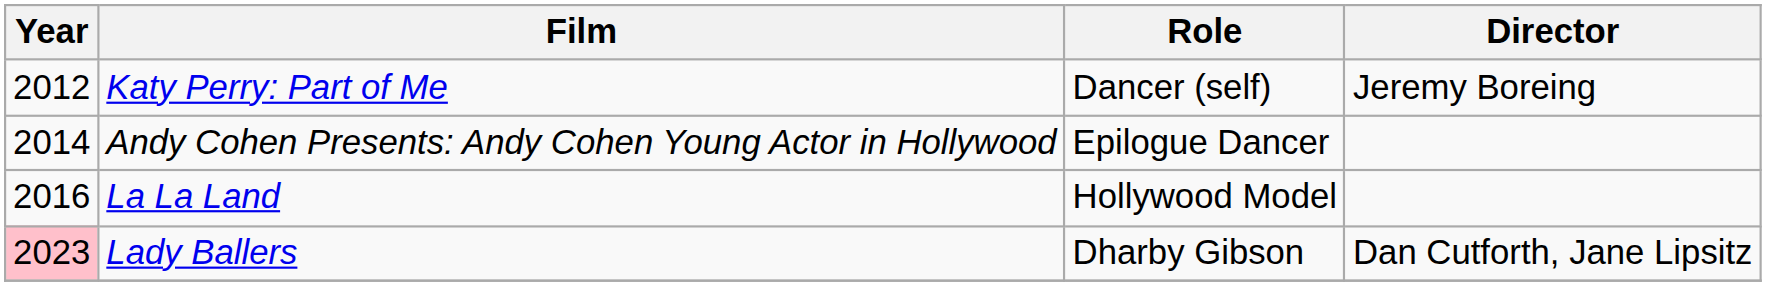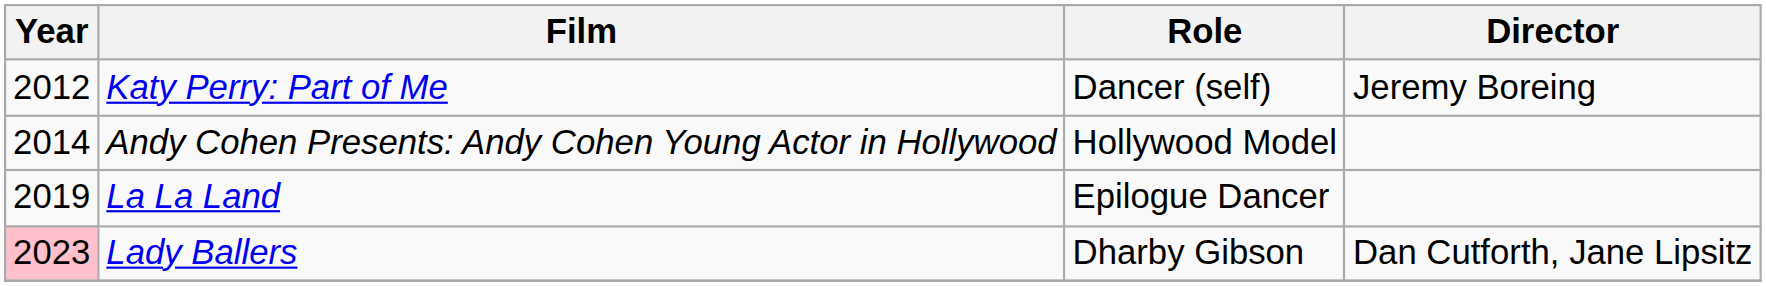(1201, 142) Epilogue Dancer -> (1205, 142) Hollywood Model
(52, 197) 2016 -> (52, 197) 2019
(1205, 197) Hollywood Model -> (1201, 197) Epilogue Dancer
